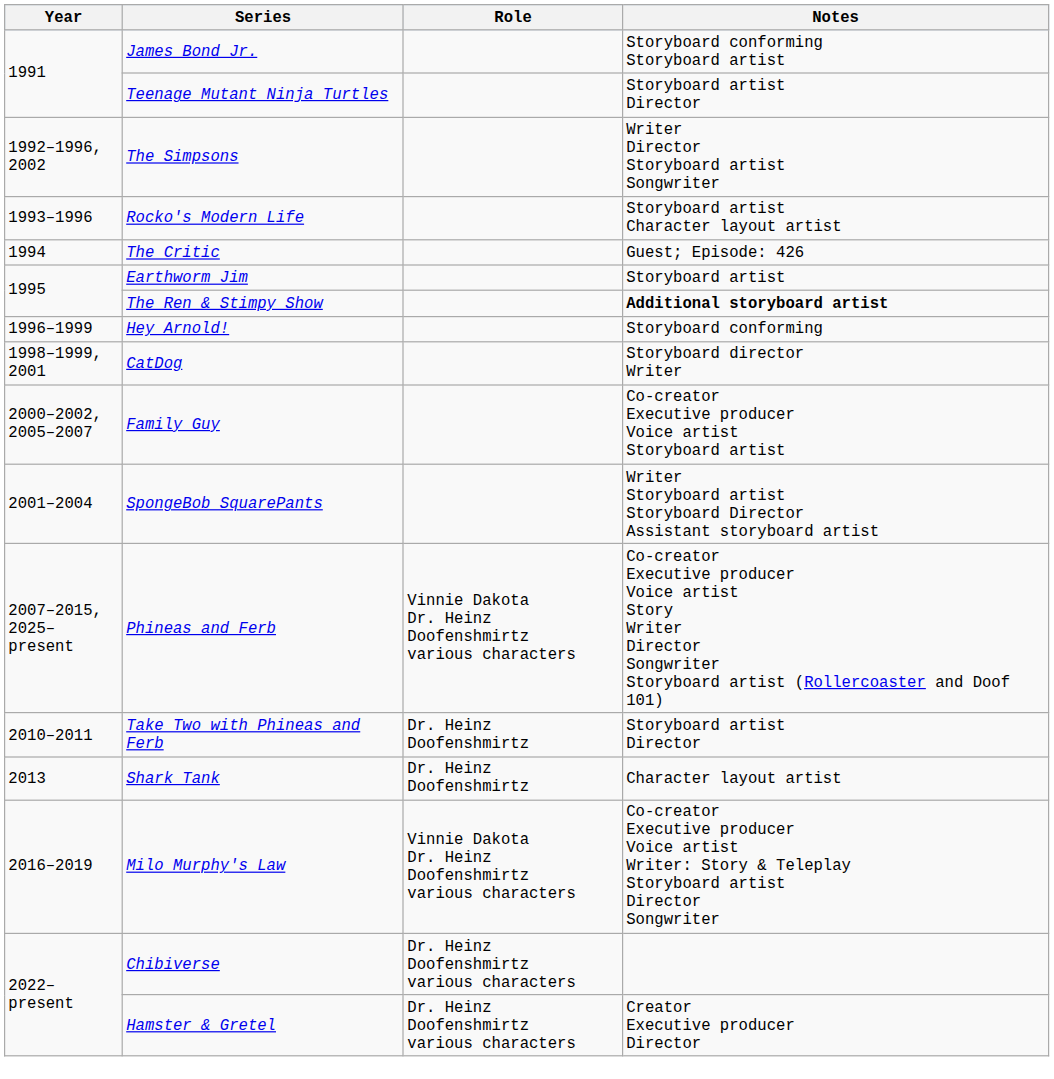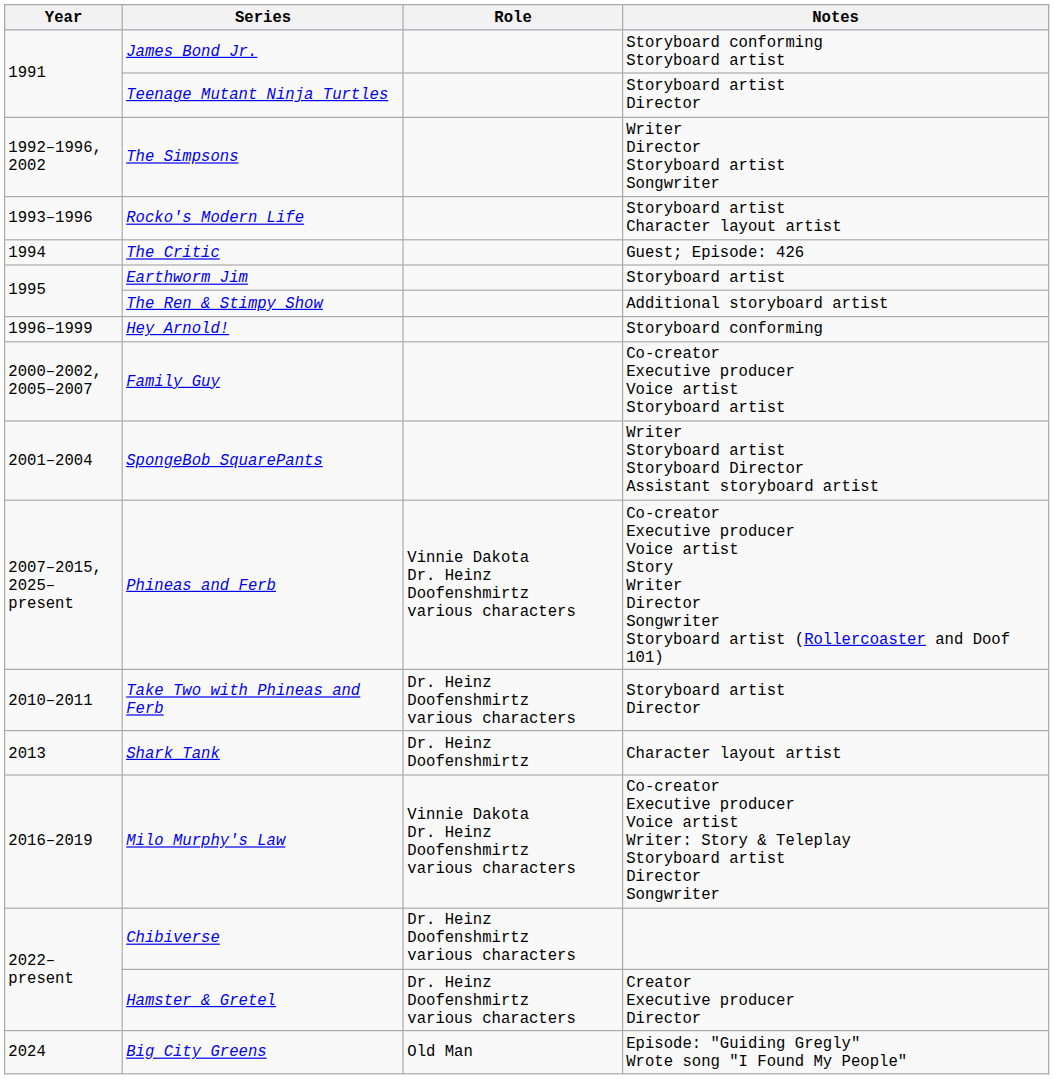(757, 303) bold -> (757, 303) normal
- row: (154, 363)
(468, 735) Dr. Heinz Doofenshmirtz -> (492, 700) Dr. Heinz Doofenshmirtz various characters
+ row: (196, 1053)
